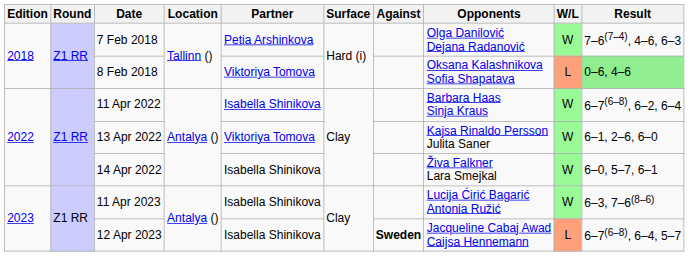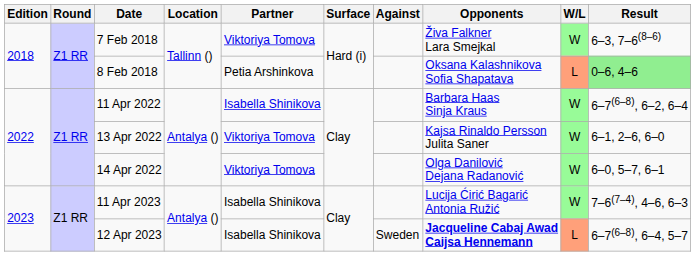(269, 39) Petia Arshinkova -> (269, 39) Viktoriya Tomova
(476, 39) Olga Danilović Dejana Radanović -> (460, 39) Živa Falkner Lara Smejkal
(633, 39) 7–6(7–4), 4–6, 6–3 -> (626, 39) 6–3, 7–6(8–6)
(269, 72) Viktoriya Tomova -> (269, 72) Petia Arshinkova
(272, 169) Isabella Shinikova -> (269, 169) Viktoriya Tomova
(462, 169) Živa Falkner Lara Smejkal -> (474, 169) Olga Danilović Dejana Radanović
(619, 202) 6–3, 7–6(8–6) -> (640, 202) 7–6(7–4), 4–6, 6–3
(398, 234) bold -> (398, 234) normal
(489, 234) normal -> (492, 234) bold
